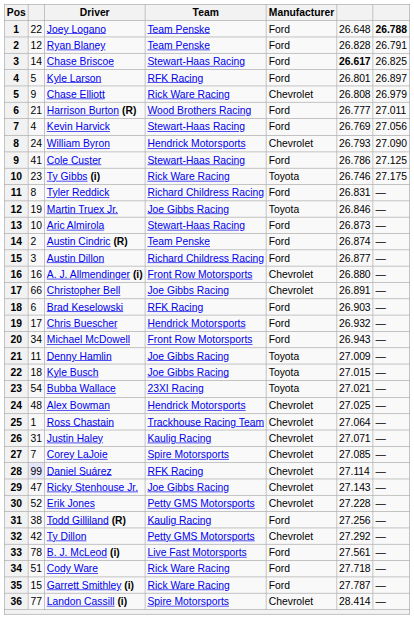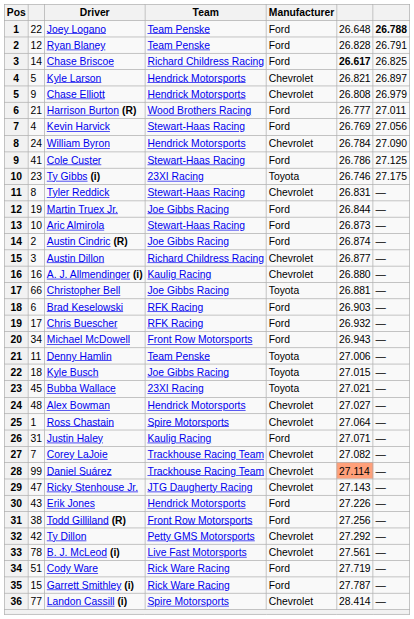(196, 62) Stewart-Haas Racing -> (206, 62) Richard Childress Racing
(175, 78) RFK Racing -> (197, 78) Hendrick Motorsports
(279, 78) Ford -> (291, 78) Chevrolet
(355, 78) 26.801 -> (355, 78) 26.821
(189, 95) Rick Ware Racing -> (197, 95) Hendrick Motorsports
(355, 144) 26.793 -> (355, 144) 26.784
(189, 176) Rick Ware Racing -> (176, 176) 23XI Racing
(206, 193) Richard Childress Racing -> (196, 193) Stewart-Haas Racing
(279, 193) Ford -> (291, 193) Chevrolet
(284, 209) Toyota -> (279, 209) Ford
(355, 209) 26.846 -> (355, 209) 26.844
(179, 242) Team Penske -> (188, 242) Joe Gibbs Racing
(279, 258) Ford -> (291, 258) Chevrolet
(200, 275) Front Row Motorsports -> (179, 275) Kaulig Racing
(291, 291) Chevrolet -> (284, 291) Toyota
(355, 291) 26.891 -> (355, 291) 26.881
(197, 324) Hendrick Motorsports -> (175, 324) RFK Racing
(188, 356) Joe Gibbs Racing -> (179, 356) Team Penske
(355, 356) 27.009 -> (355, 356) 27.006
(36, 389) 54 -> (36, 389) 45
(355, 405) 27.025 -> (355, 405) 27.027
(206, 422) Trackhouse Racing Team -> (188, 422) Spire Motorsports
(291, 438) Chevrolet -> (279, 438) Ford
(188, 454) Spire Motorsports -> (206, 454) Trackhouse Racing Team
(355, 454) 27.085 -> (355, 454) 27.082
(36, 471) lavender background -> (36, 471) no background
(175, 471) RFK Racing -> (206, 471) Trackhouse Racing Team
(354, 471) no background -> (354, 471) lightsalmon background
(188, 487) Joe Gibbs Racing -> (200, 487) JTG Daugherty Racing
(36, 504) 52 -> (36, 504) 43
(201, 504) Petty GMS Motorsports -> (197, 504) Hendrick Motorsports
(291, 504) Chevrolet -> (279, 504) Ford
(355, 504) 27.228 -> (355, 504) 27.226
(179, 520) Kaulig Racing -> (200, 520) Front Row Motorsports
(279, 553) Ford -> (291, 553) Chevrolet
(355, 569) 27.718 -> (355, 569) 27.719
